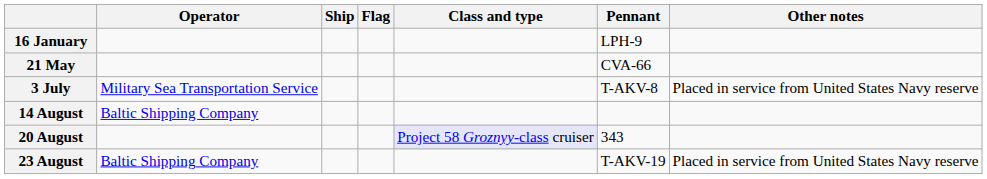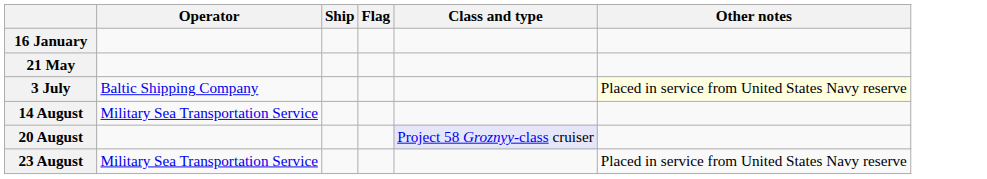- column: (633, 16)
(209, 88) Military Sea Transportation Service -> (179, 88) Baltic Shipping Company
(826, 88) no background -> (754, 88) lightyellow background
(179, 112) Baltic Shipping Company -> (209, 112) Military Sea Transportation Service
(179, 161) Baltic Shipping Company -> (209, 161) Military Sea Transportation Service
